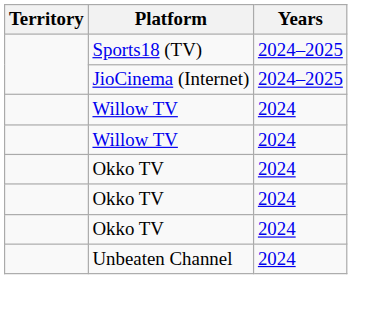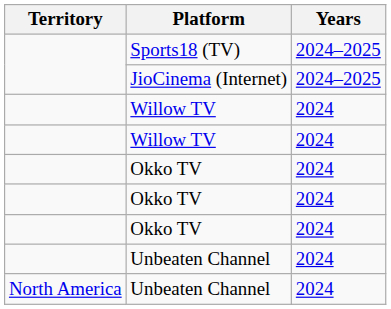+ row: (65, 288)
